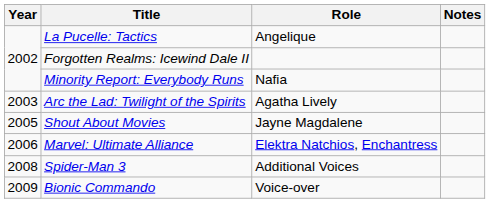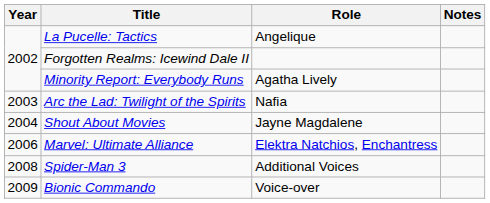(271, 79) Nafia -> (296, 79) Agatha Lively
(296, 101) Agatha Lively -> (271, 101) Nafia
(23, 123) 2005 -> (23, 123) 2004
